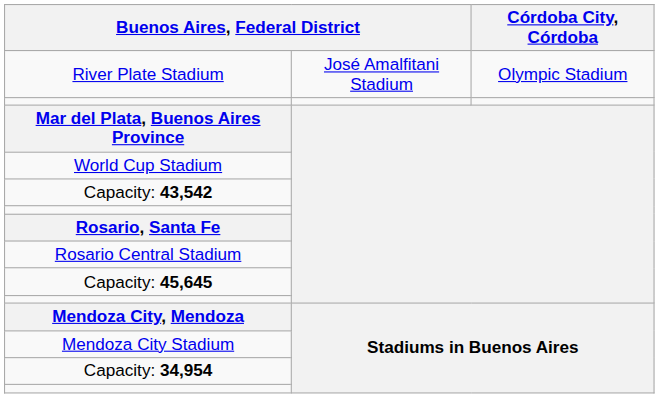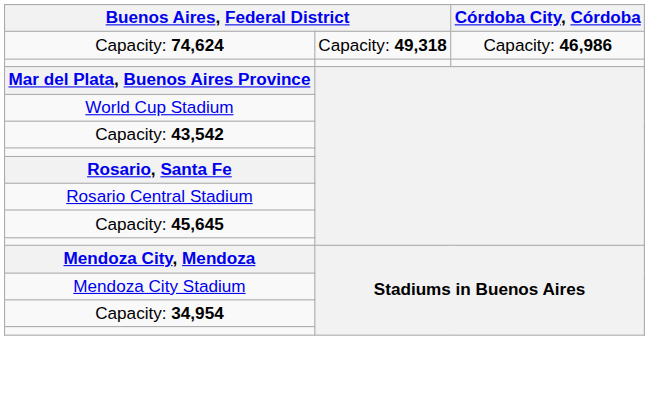- row: (148, 74)
+ row: (159, 45)
